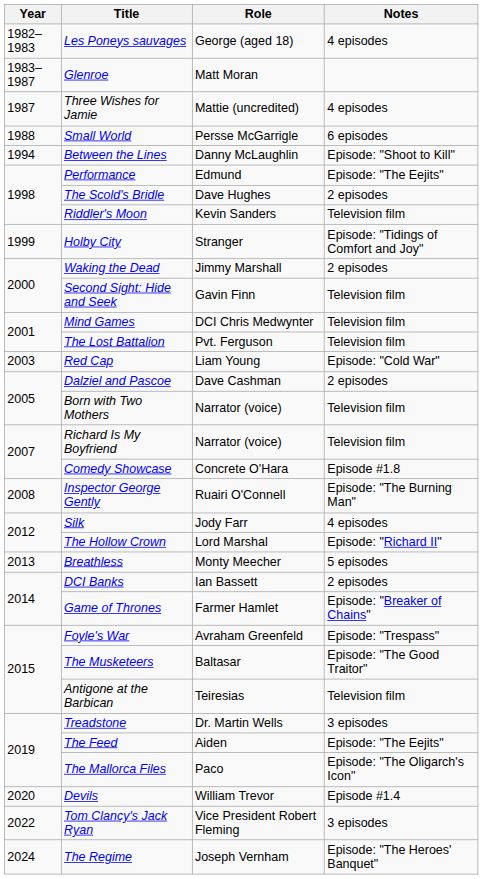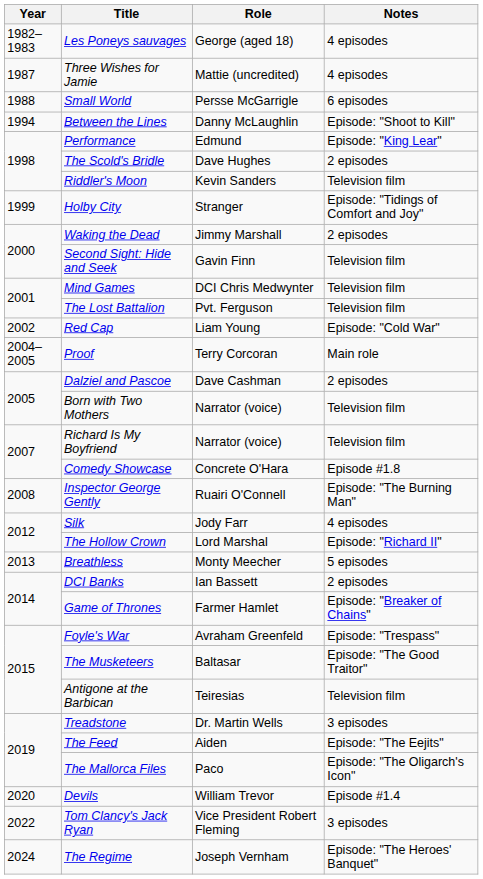- row: (86, 75)
(386, 175) Episode: "The Eejits" -> (385, 141) Episode: "King Lear"
(21, 361) 2003 -> (21, 327) 2002
+ row: (79, 354)
